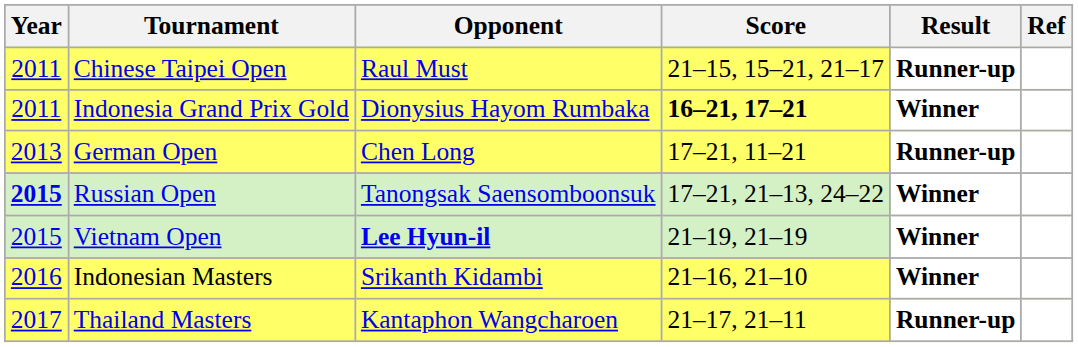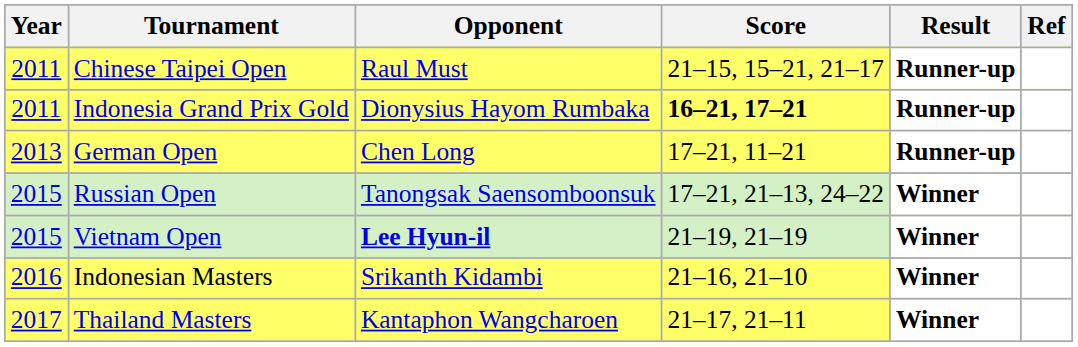(937, 109) Winner -> (956, 109) Runner-up
(36, 194) bold -> (36, 194) normal
(956, 320) Runner-up -> (937, 320) Winner
